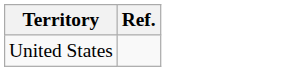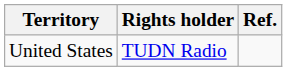+ column: (178, 19)
